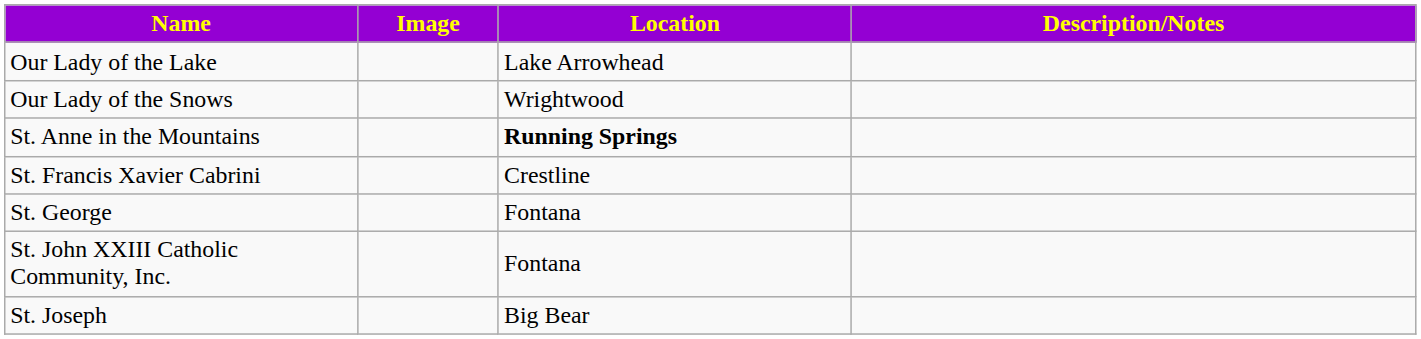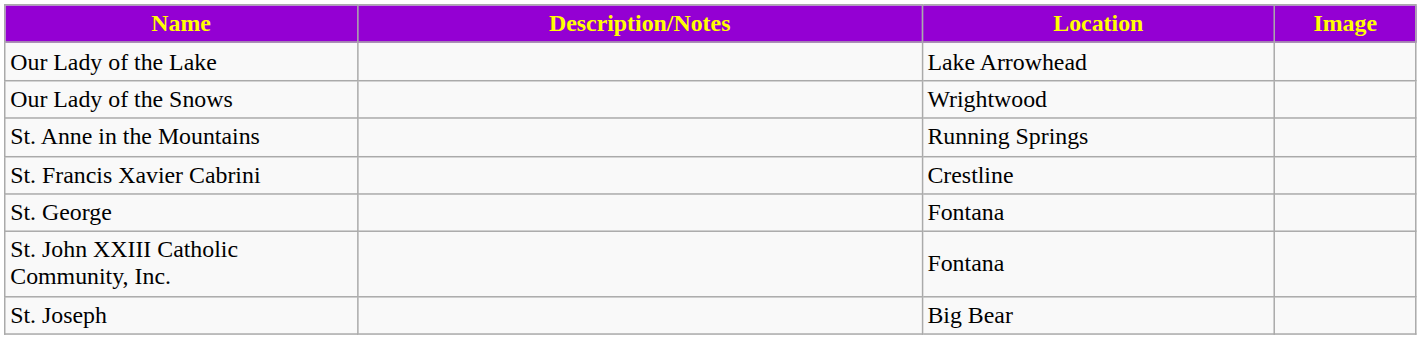columns swapped: (428, 23) <-> (1134, 23)
(591, 136) bold -> (1008, 136) normal
